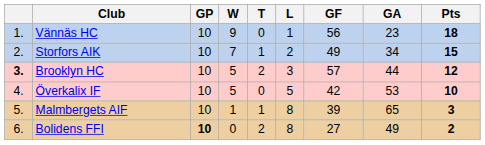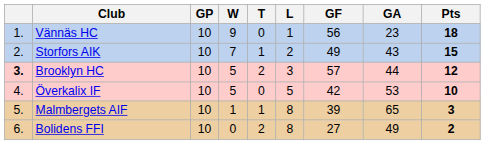(392, 52) 34 -> (392, 52) 43
(205, 129) bold -> (205, 129) normal
